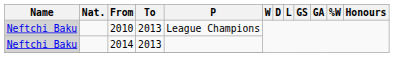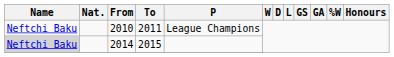(42, 28) lightgrey background -> (42, 28) no background
(150, 28) 2013 -> (150, 28) 2011
(150, 44) 2013 -> (150, 44) 2015
